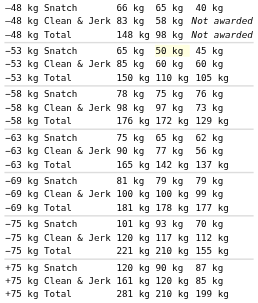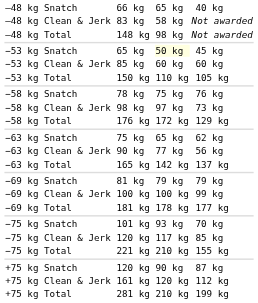(212, 237) 112 kg -> (209, 237) 85 kg
(209, 281) 85 kg -> (212, 281) 112 kg
